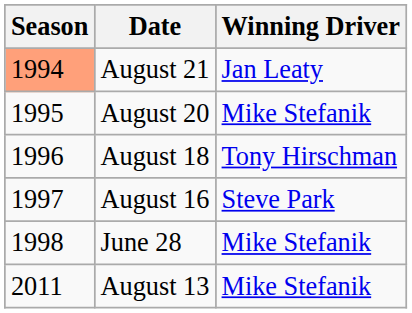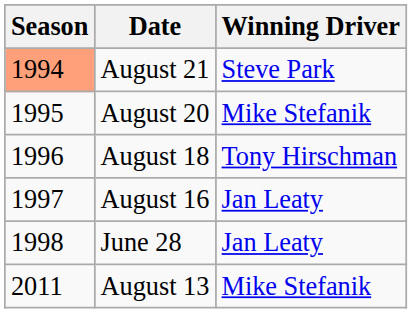(272, 69) Jan Leaty -> (278, 69) Steve Park
(278, 199) Steve Park -> (272, 199) Jan Leaty
(296, 243) Mike Stefanik -> (272, 243) Jan Leaty
